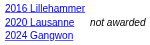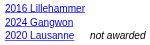rows swapped: (40, 22) <-> (39, 36)
